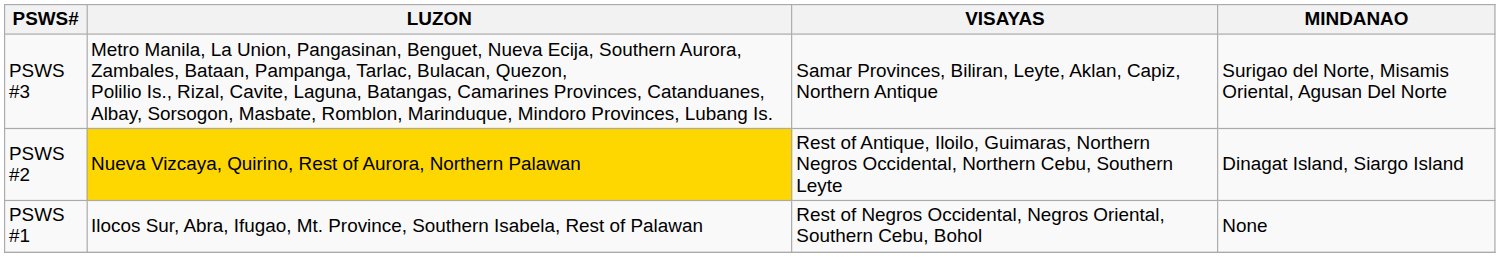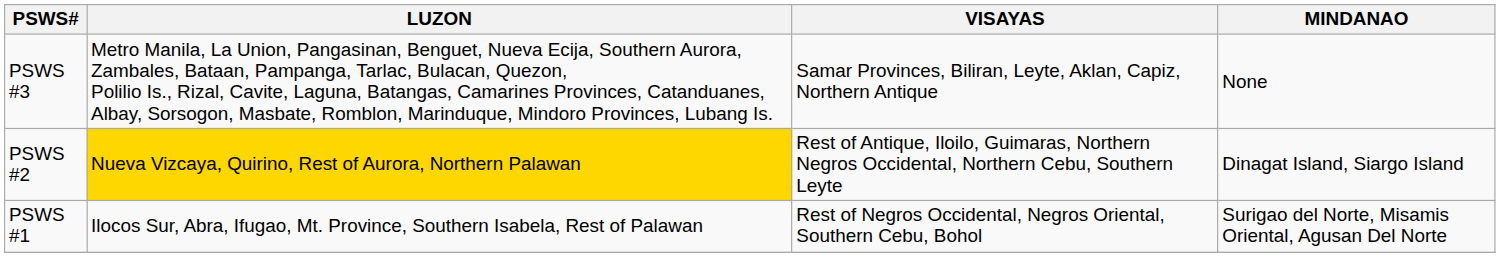(1336, 81) Surigao del Norte, Misamis Oriental, Agusan Del Norte -> (1245, 81) None
(1245, 226) None -> (1336, 226) Surigao del Norte, Misamis Oriental, Agusan Del Norte
